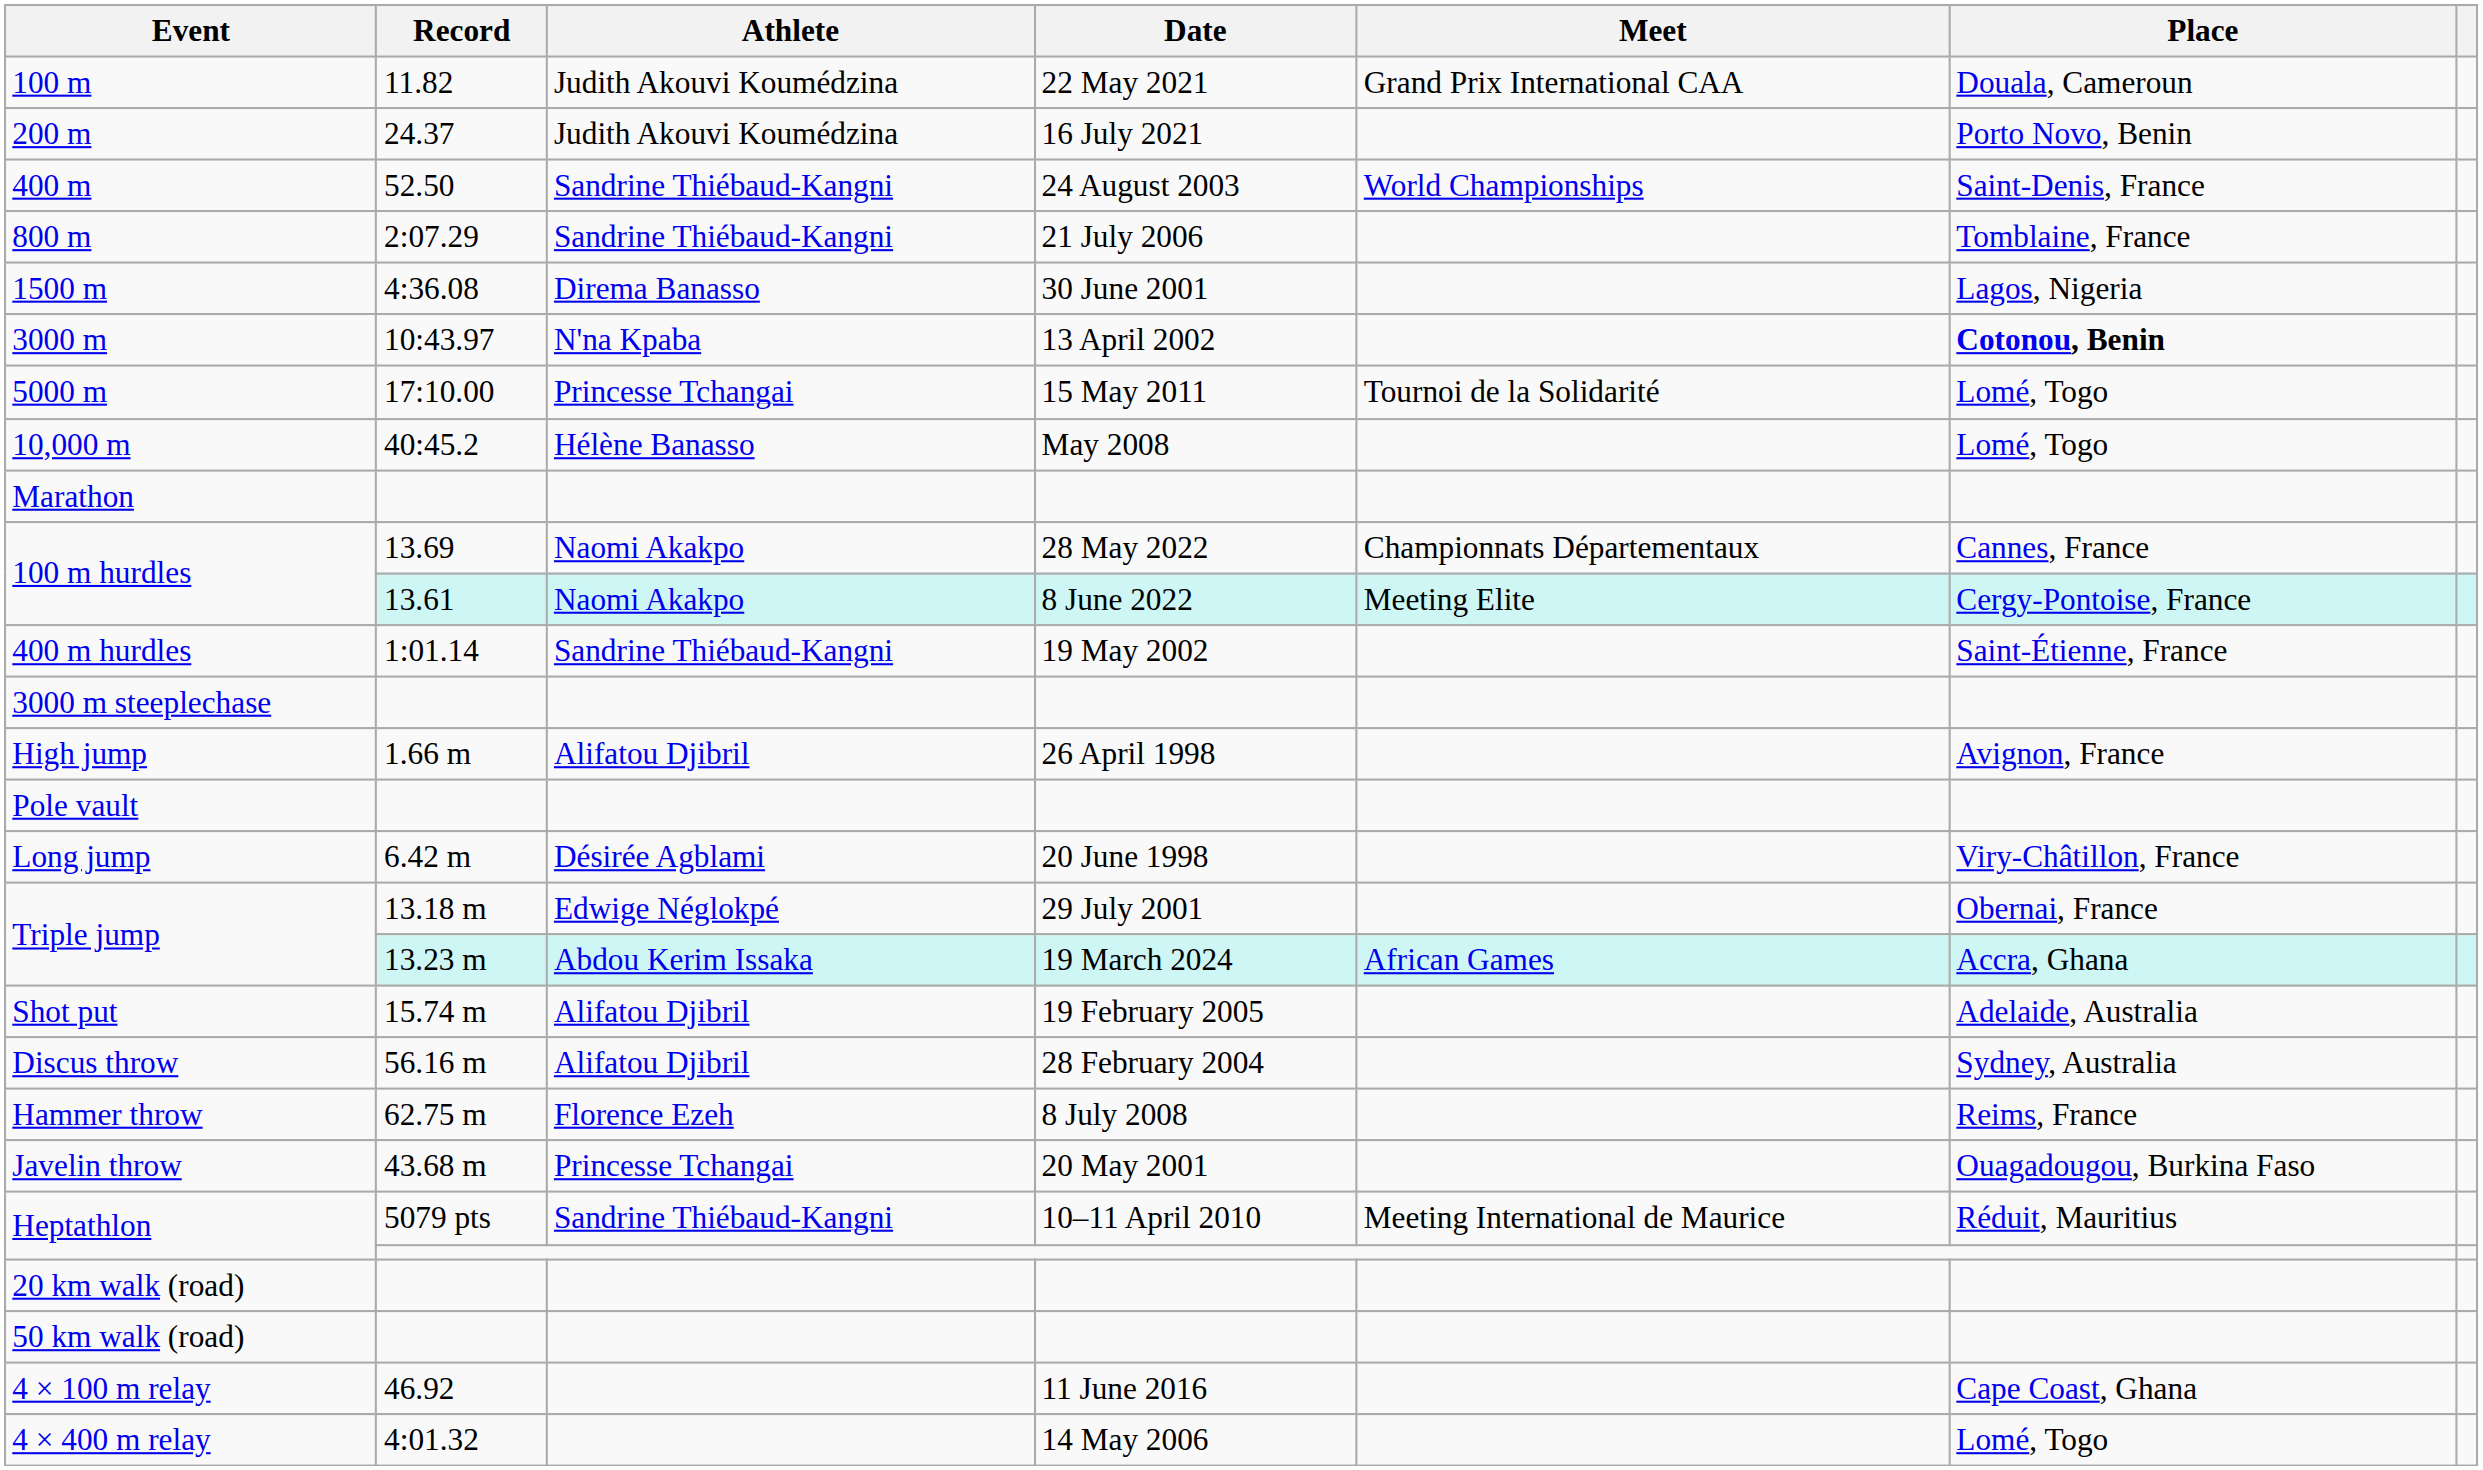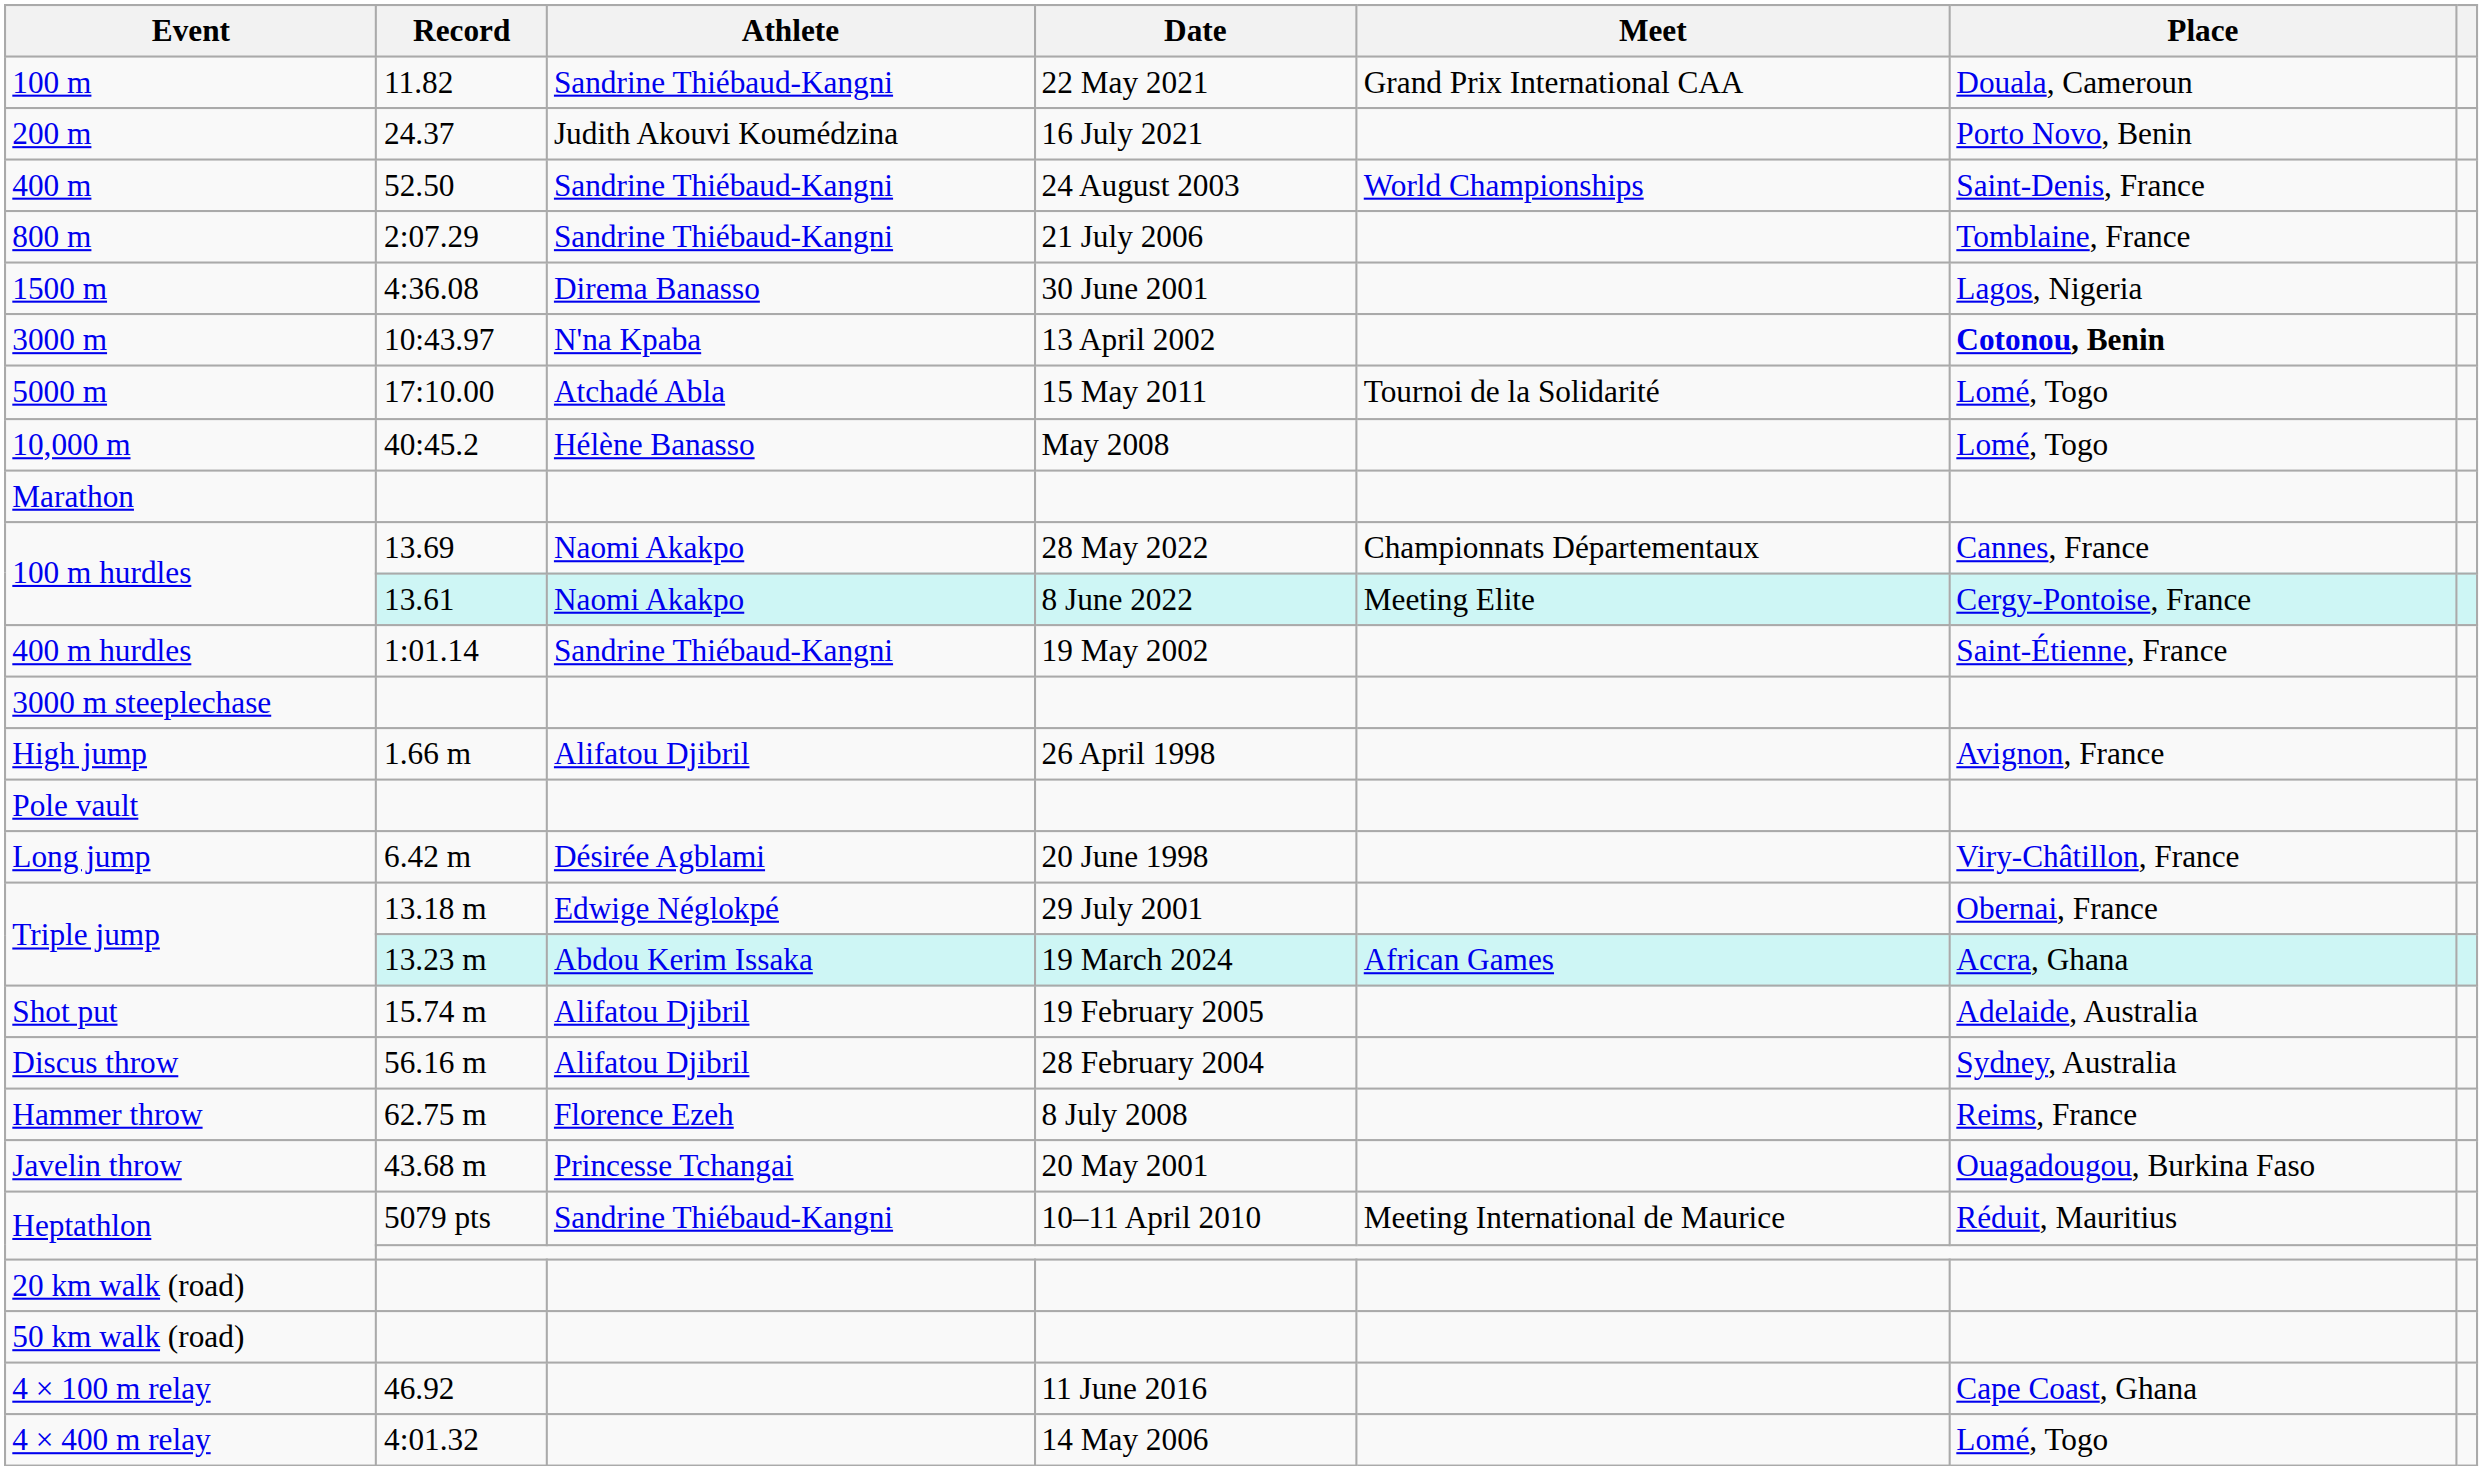(726, 82) Judith Akouvi Koumédzina -> (724, 82) Sandrine Thiébaud-Kangni
(674, 391) Princesse Tchangai -> (640, 391) Atchadé Abla
